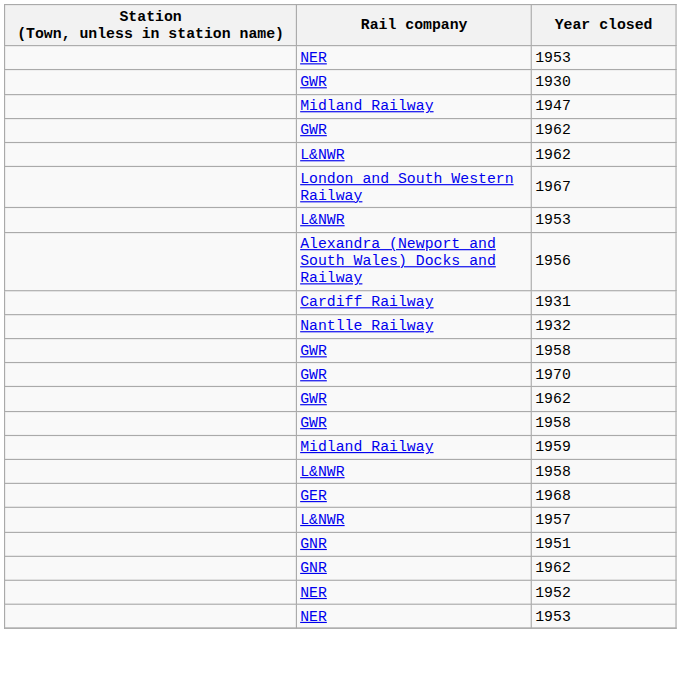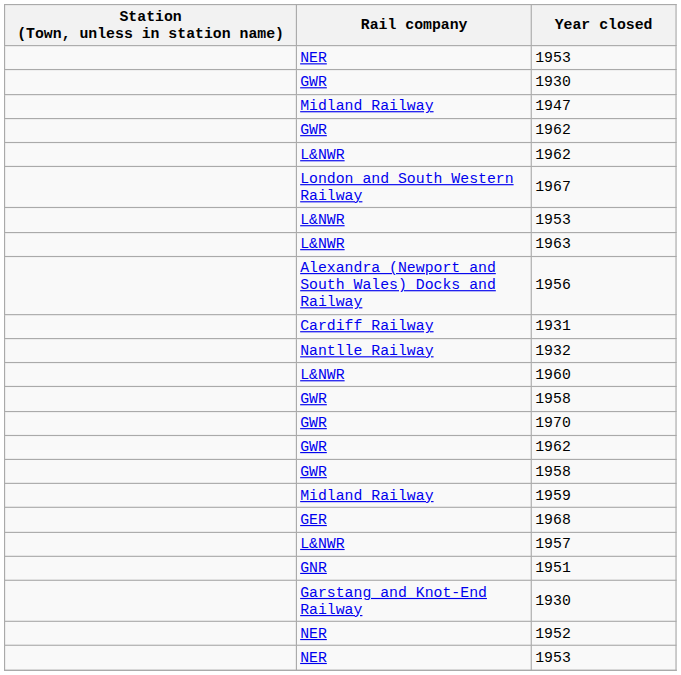+ row: (322, 244)
+ row: (322, 375)
- row: (322, 472)
+ row: (394, 601)
- row: (313, 568)
